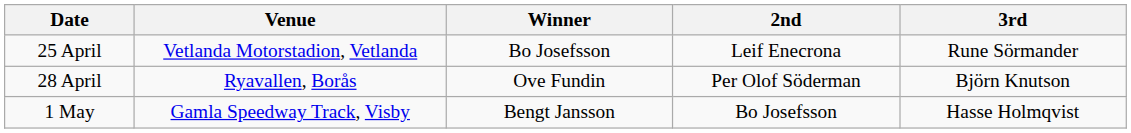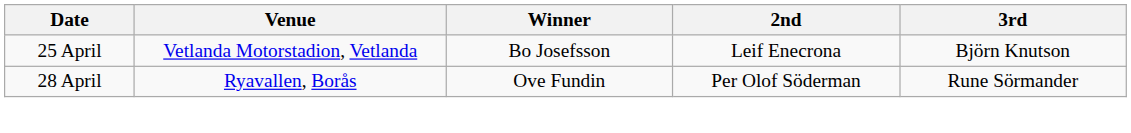(1013, 50) Rune Sörmander -> (1013, 50) Björn Knutson
(1013, 81) Björn Knutson -> (1013, 81) Rune Sörmander
- row: (70, 111)
